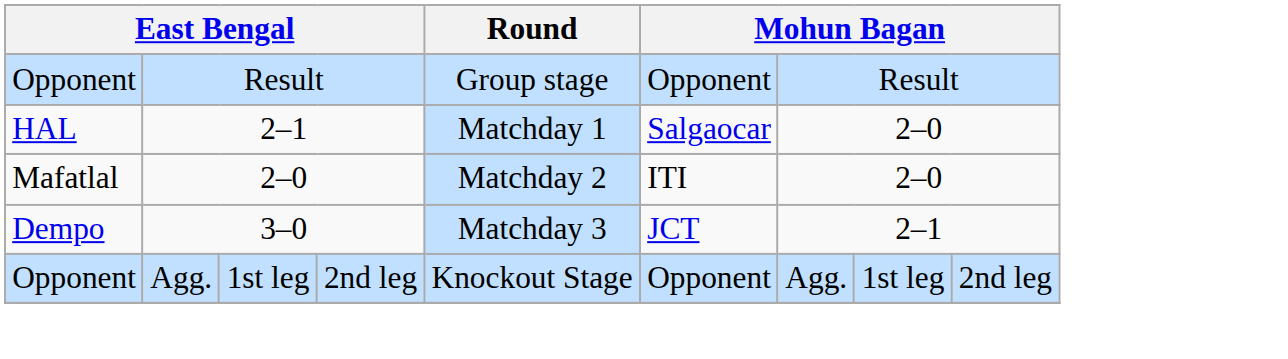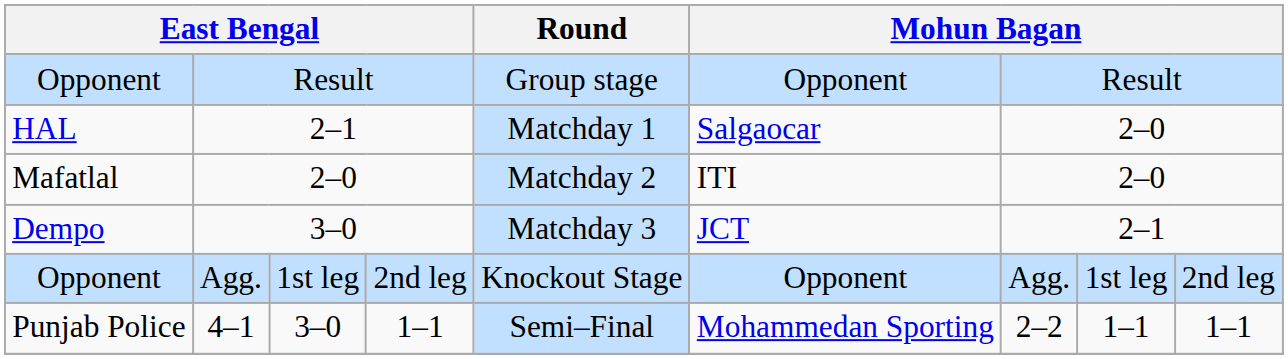+ row: (231, 327)
